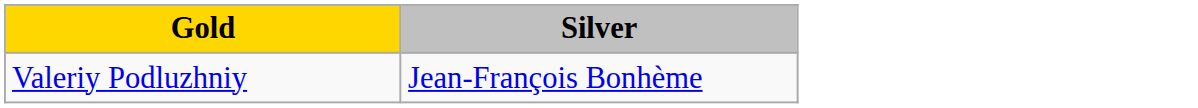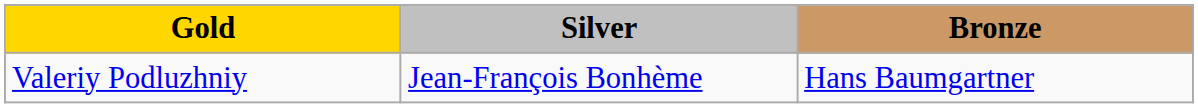+ column: (995, 28)
